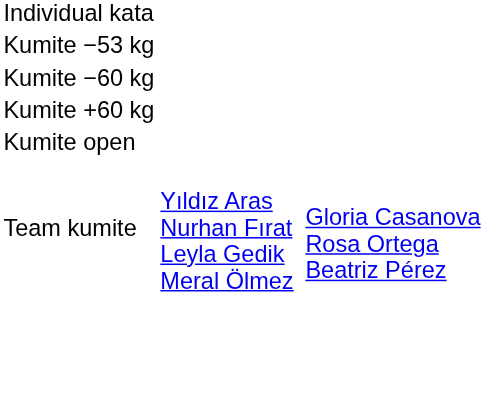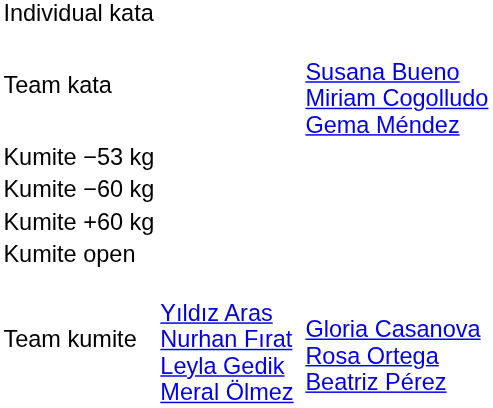+ row: (58, 85)
